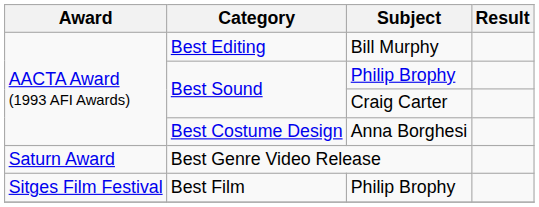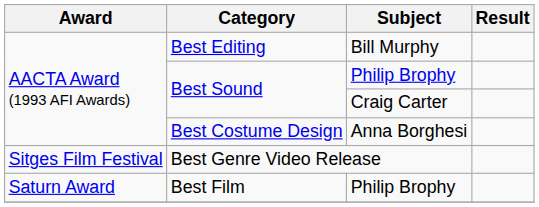(62, 159) Saturn Award -> (86, 159) Sitges Film Festival
(86, 187) Sitges Film Festival -> (62, 187) Saturn Award
